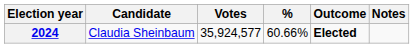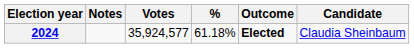columns swapped: (142, 14) <-> (389, 14)
(287, 33) 60.66% -> (215, 33) 61.18%
